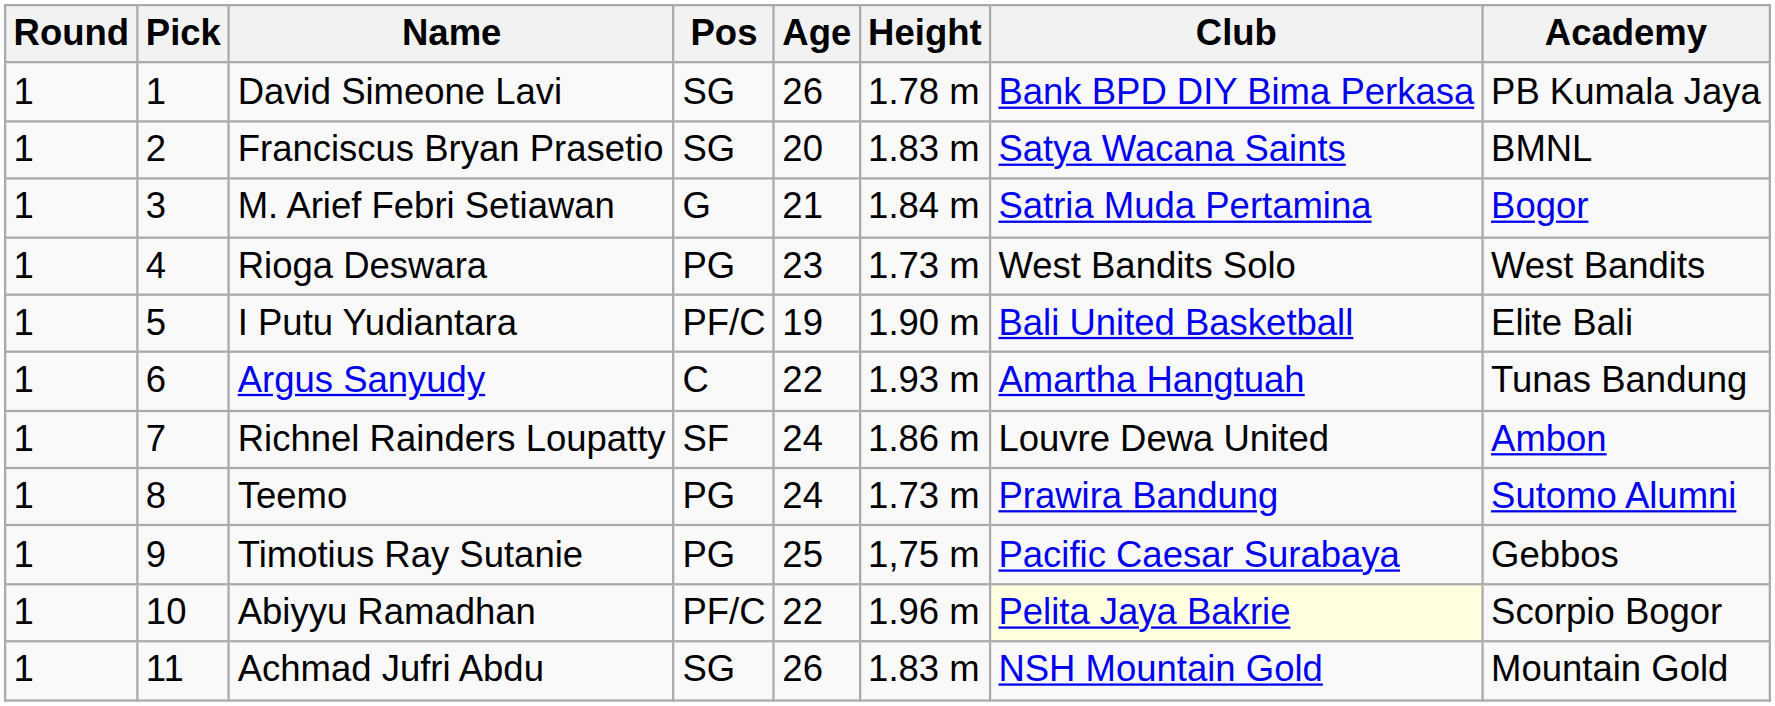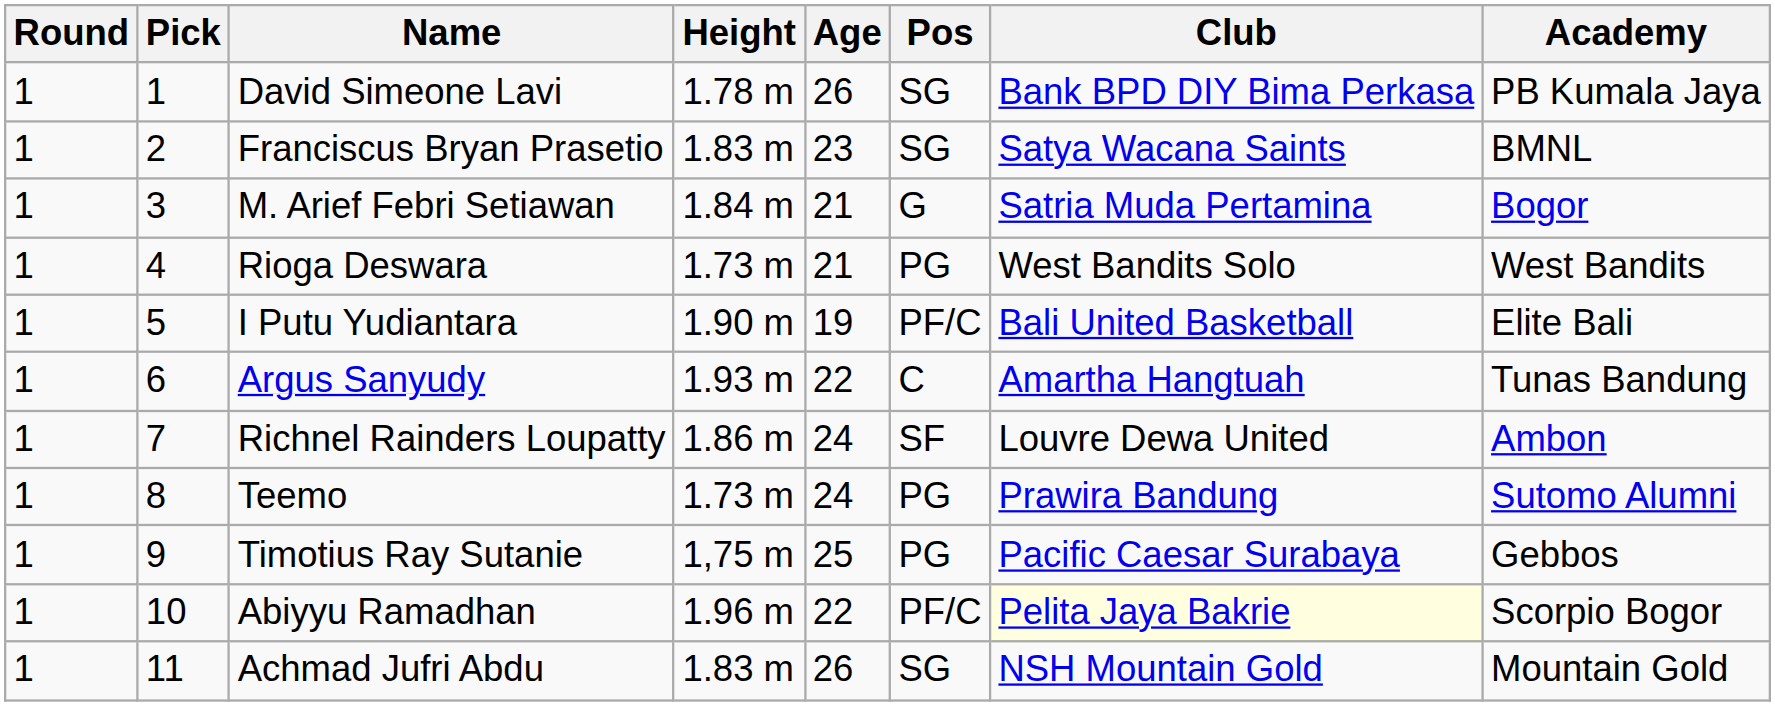columns swapped: (724, 33) <-> (925, 33)
(803, 149) 20 -> (833, 149) 23
(803, 264) 23 -> (833, 264) 21
